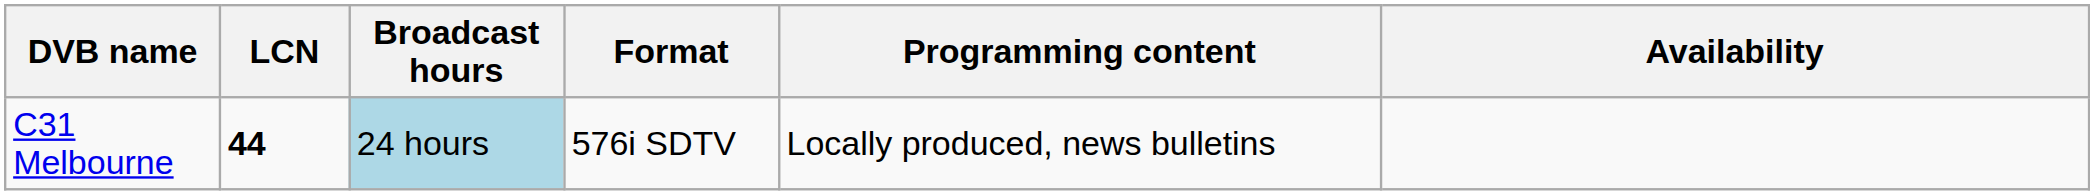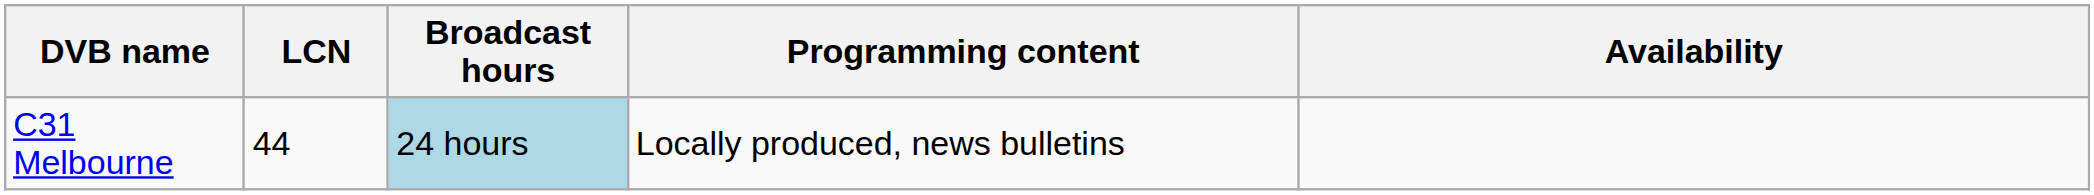- column: (671, 51)
(247, 143) bold -> (272, 143) normal
